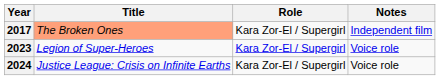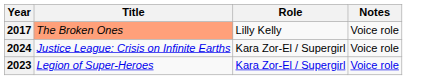(290, 30) Kara Zor-El / Supergirl -> (259, 30) Lilly Kelly
(391, 30) Independent film -> (375, 30) Voice role
rows swapped: (19, 48) <-> (19, 65)
